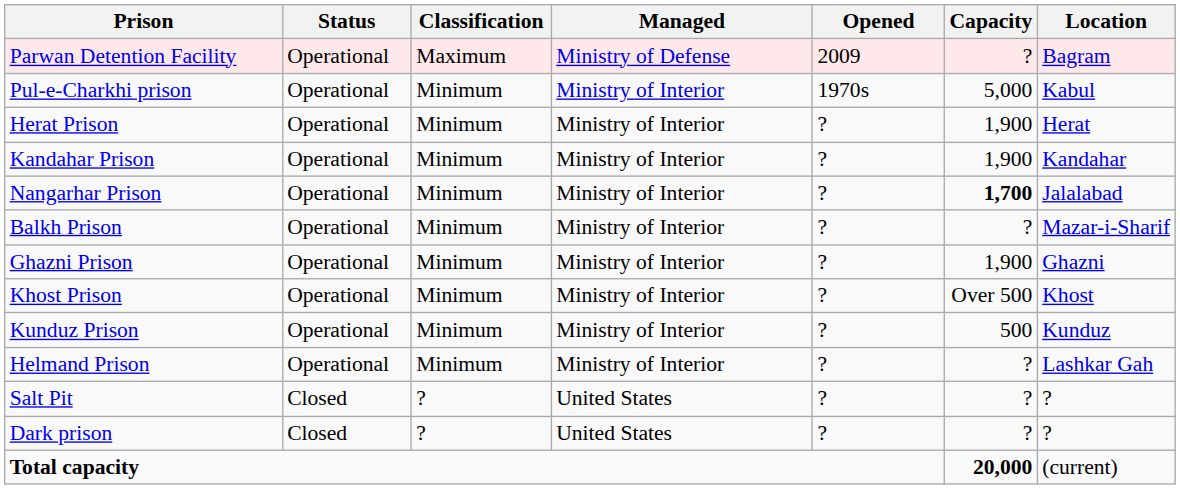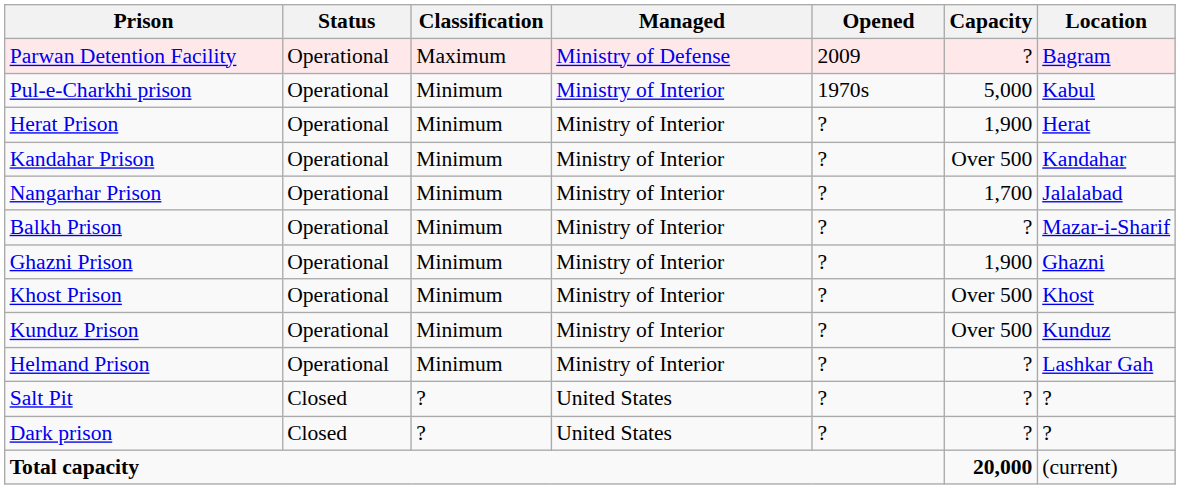(1008, 158) 1,900 -> (992, 158) Over 500
(1008, 192) bold -> (1008, 192) normal
(1016, 329) 500 -> (992, 329) Over 500
